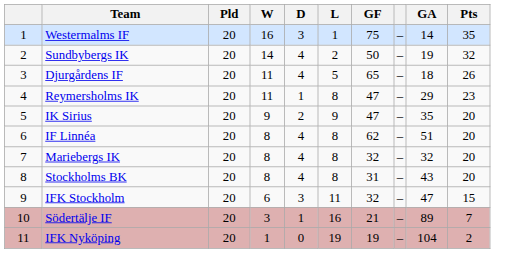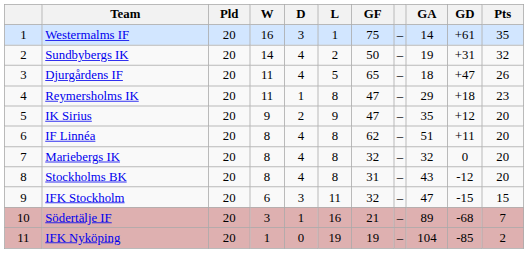+ column: (465, 14)
